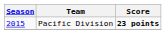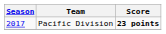(16, 23) 2015 -> (16, 23) 2017
